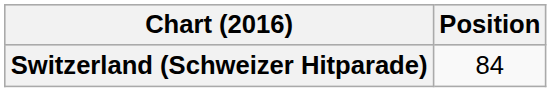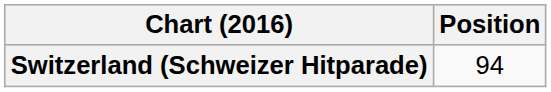(490, 65) 84 -> (490, 65) 94
